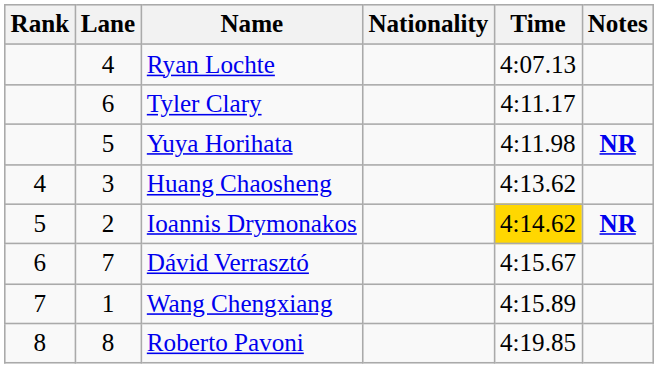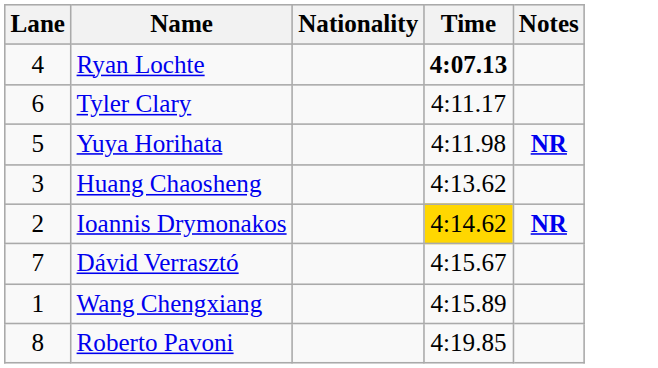- column: (40, 24)
(538, 64) normal -> (469, 64) bold
